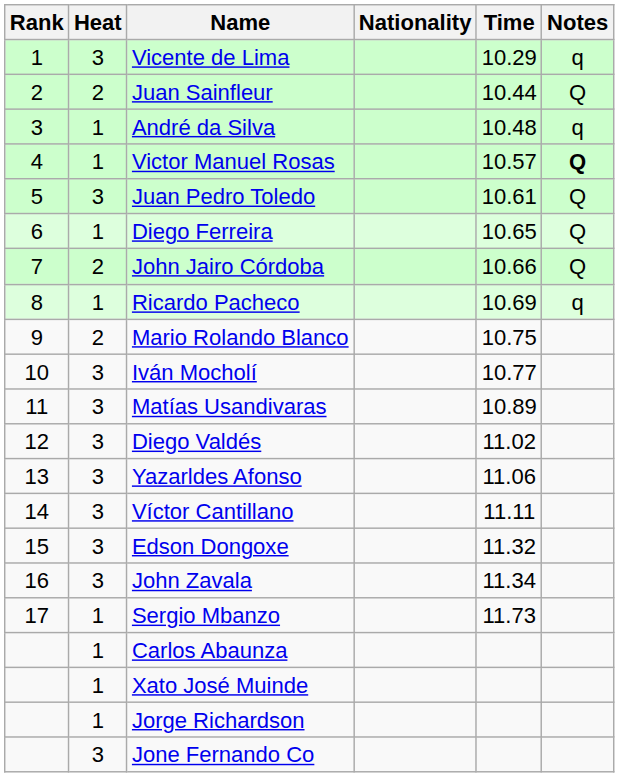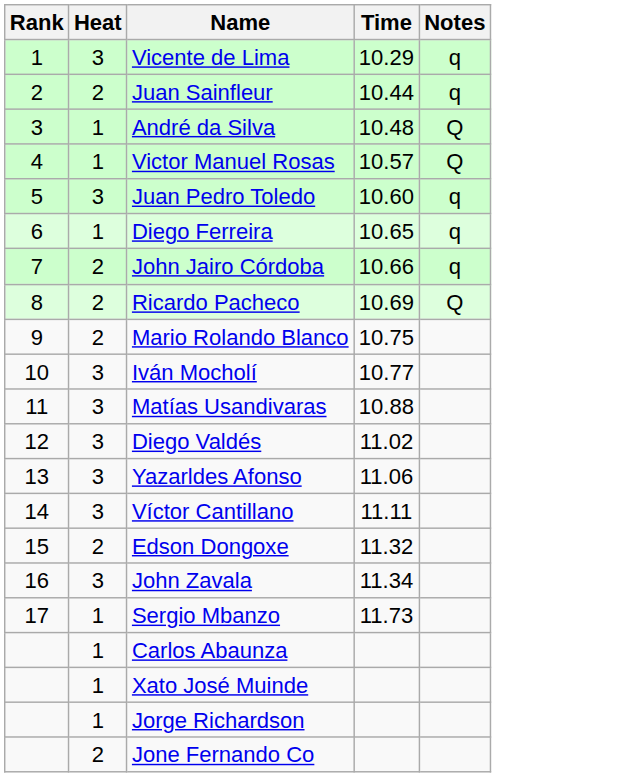- column: (415, 22)
(578, 92) Q -> (455, 92) q
(578, 127) q -> (455, 127) Q
(578, 162) bold -> (455, 162) normal
(509, 197) 10.61 -> (386, 197) 10.60
(578, 197) Q -> (455, 197) q
(578, 232) Q -> (455, 232) q
(578, 267) Q -> (455, 267) q
(98, 301) 1 -> (98, 301) 2
(578, 301) q -> (455, 301) Q
(509, 406) 10.89 -> (386, 406) 10.88
(98, 546) 3 -> (98, 546) 2
(98, 755) 3 -> (98, 755) 2
